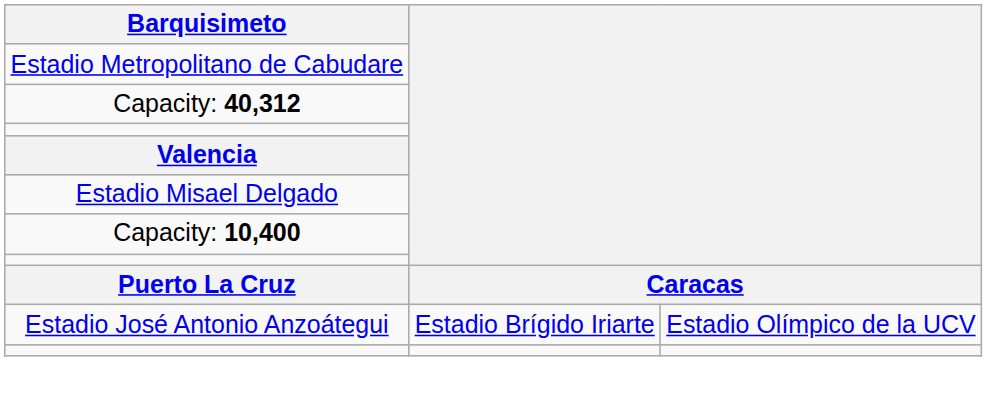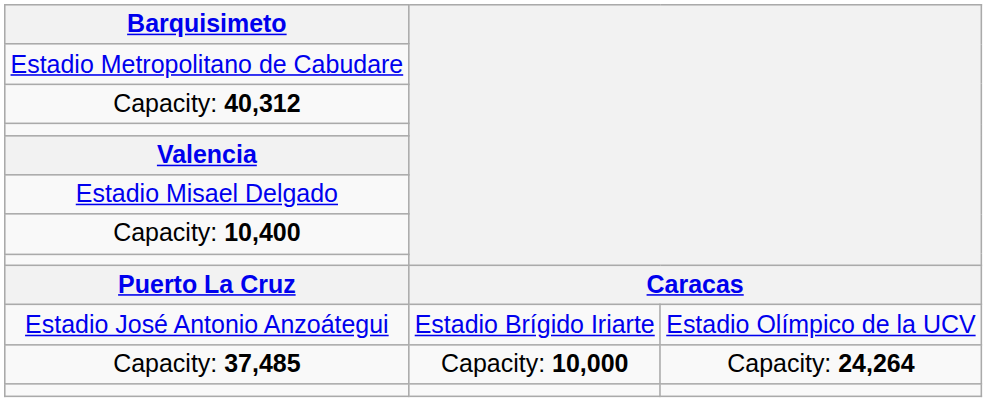+ row: (207, 363)
